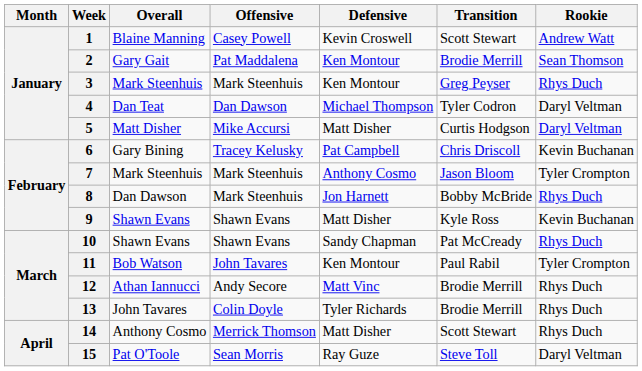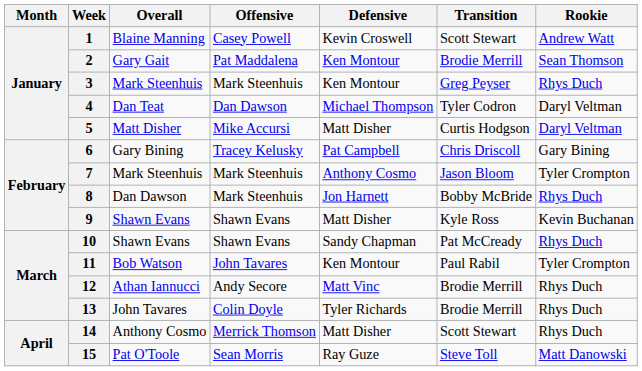(586, 151) Kevin Buchanan -> (574, 151) Gary Bining
(580, 354) Daryl Veltman -> (583, 354) Matt Danowski
